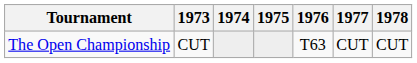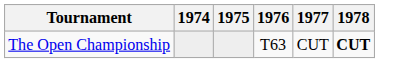- column: (194, 17)
(392, 44) normal -> (353, 44) bold
